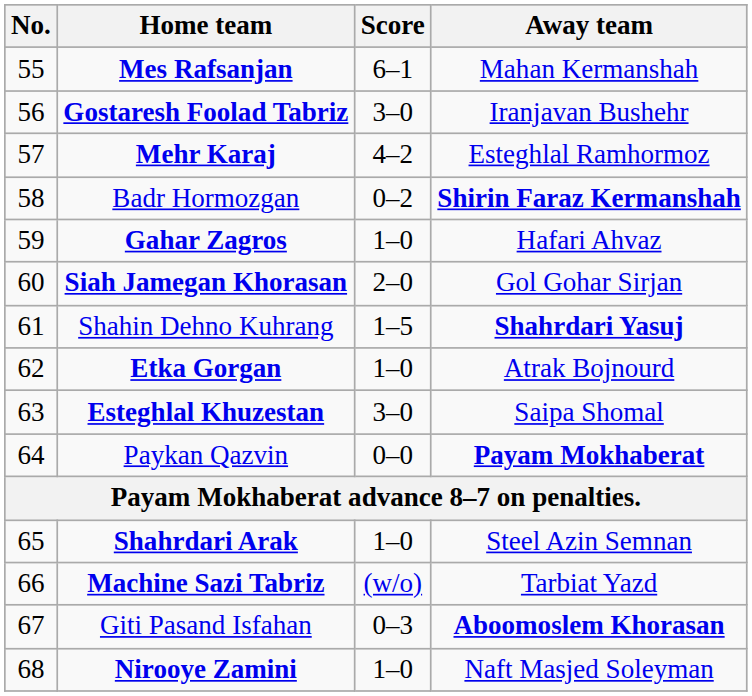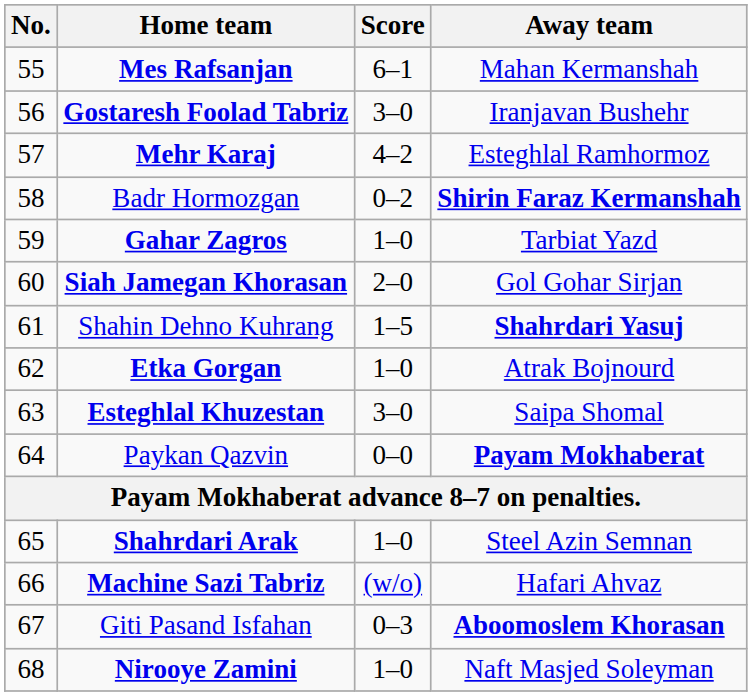(589, 240) Hafari Ahvaz -> (589, 240) Tarbiat Yazd
(589, 583) Tarbiat Yazd -> (589, 583) Hafari Ahvaz
